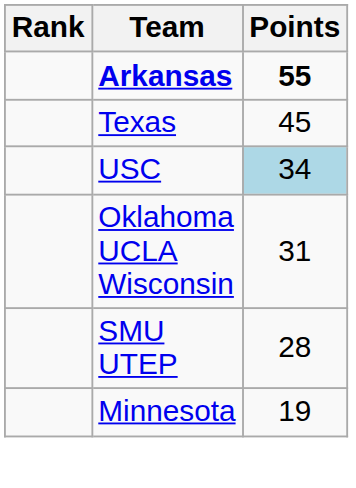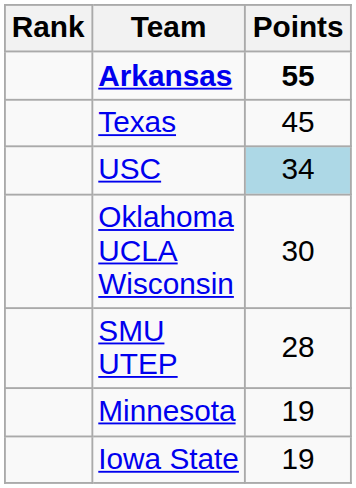(295, 250) 31 -> (298, 250) 30
+ row: (169, 458)
